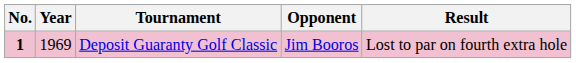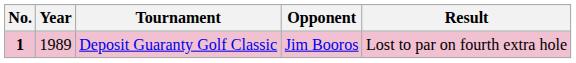(56, 44) 1969 -> (56, 44) 1989
